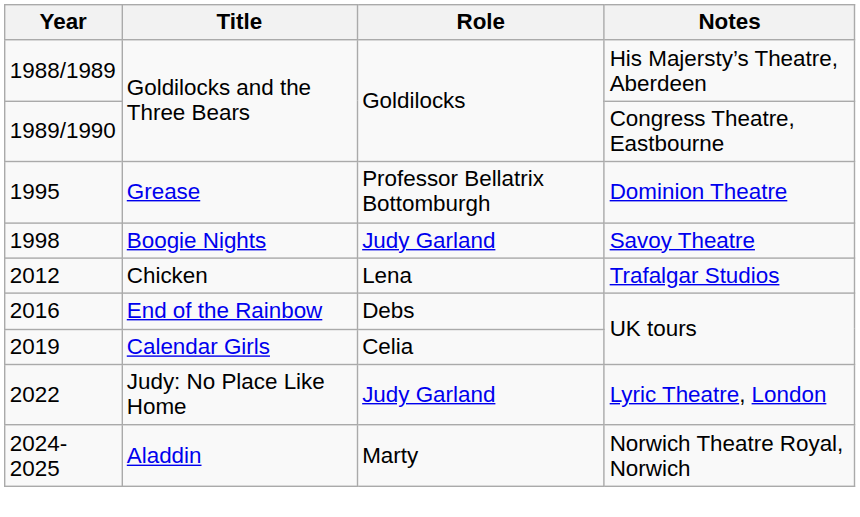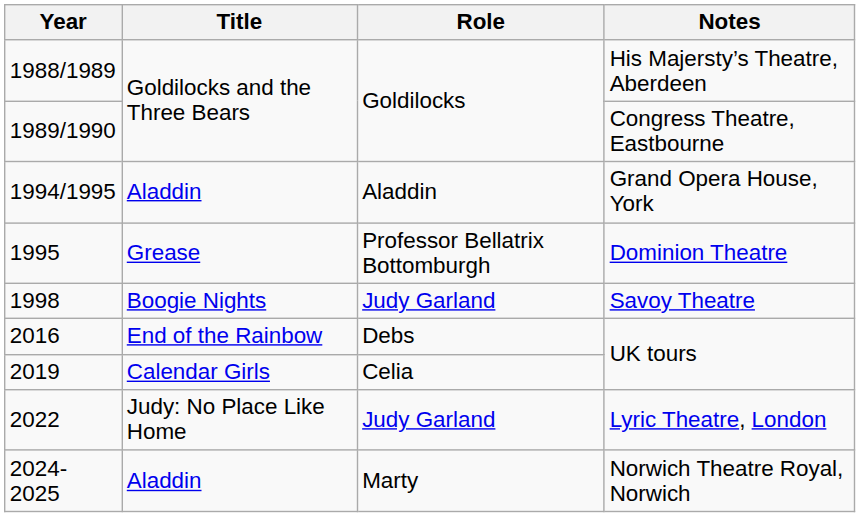+ row: (63, 191)
- row: (35, 275)
